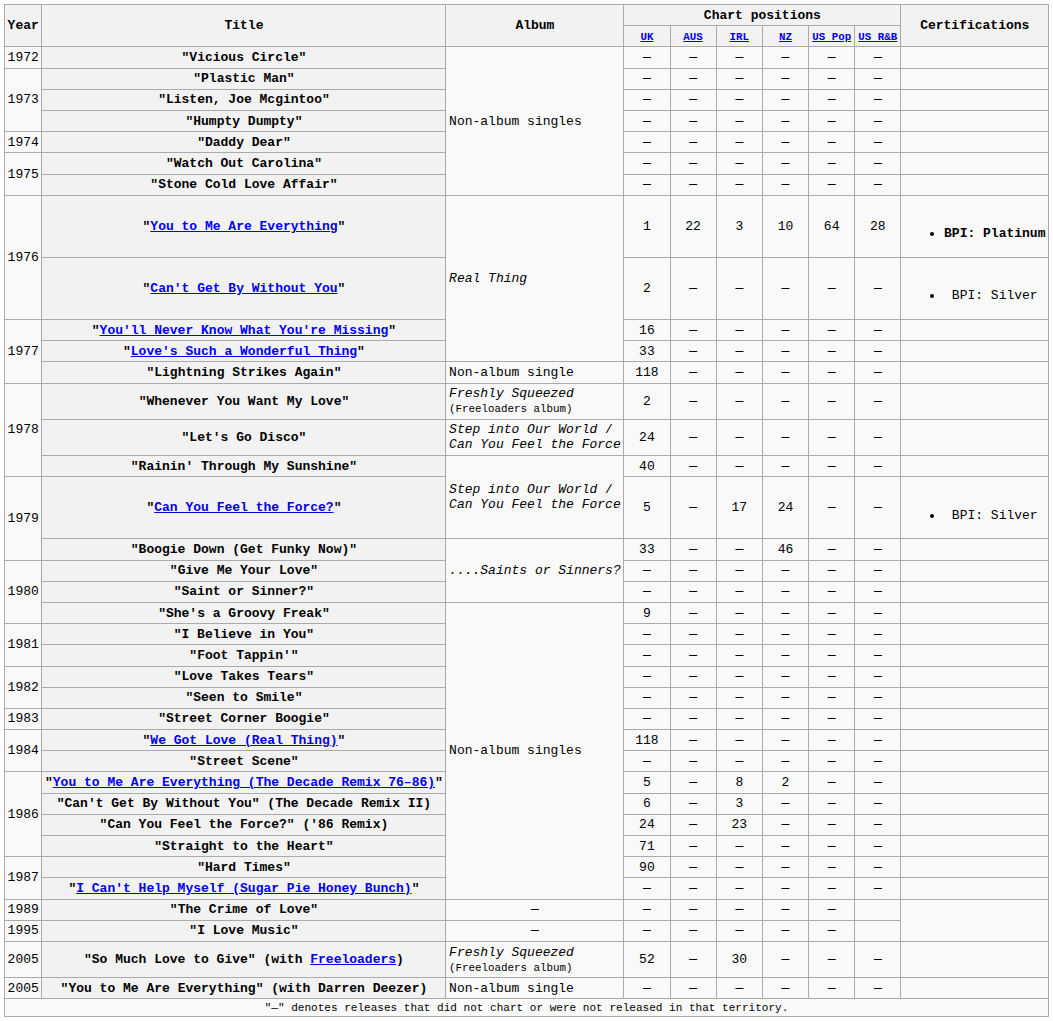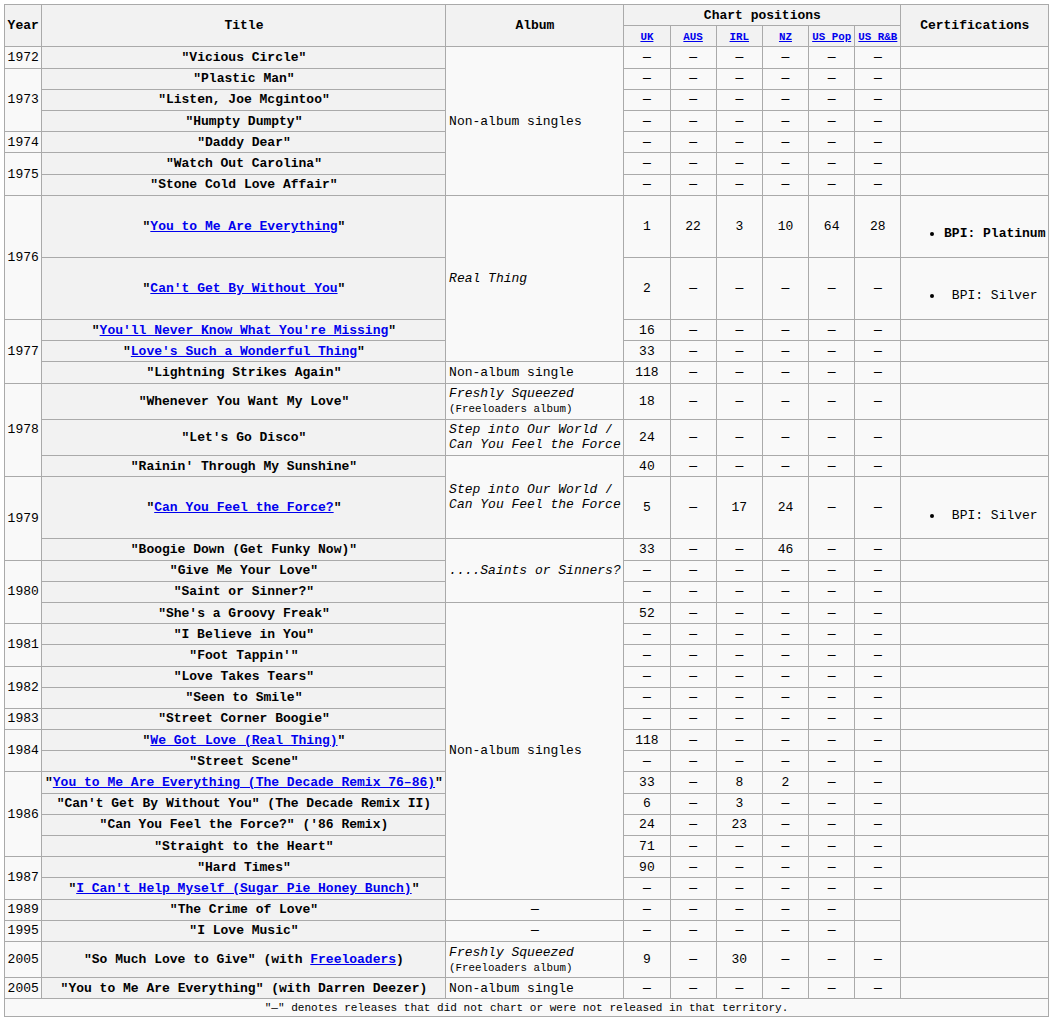(647, 401) 2 -> (647, 401) 18
(647, 613) 9 -> (647, 613) 52
(647, 783) 5 -> (647, 783) 33
(647, 960) 52 -> (647, 960) 9
